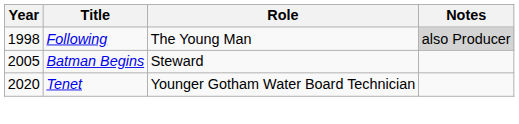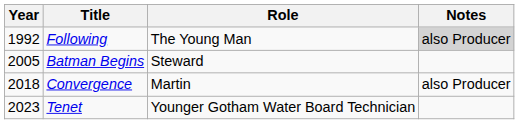(24, 38) 1998 -> (24, 38) 1992
+ row: (89, 84)
(24, 84) 2020 -> (24, 107) 2023
